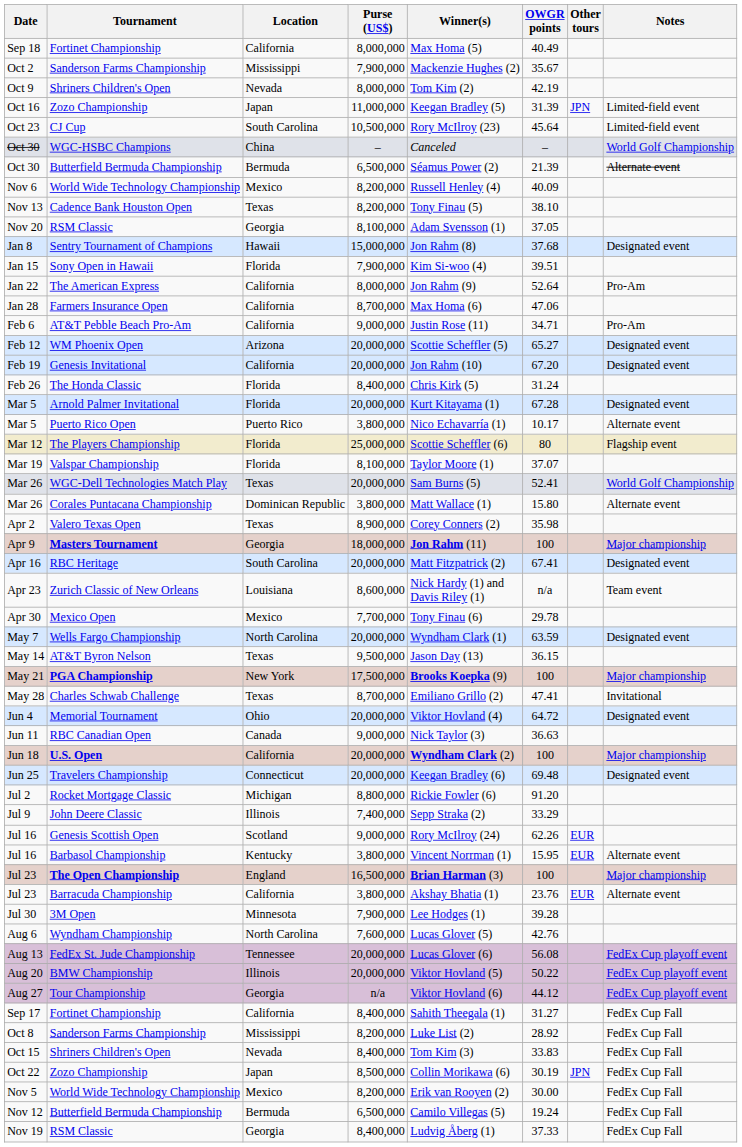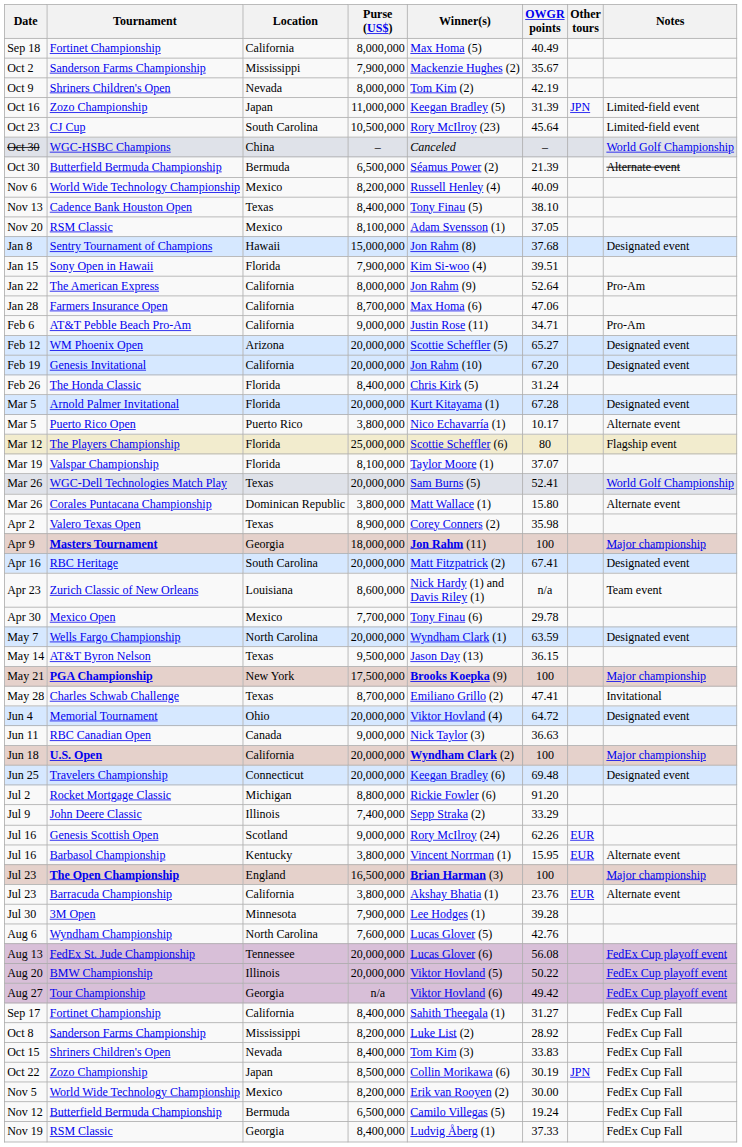(381, 207) 8,200,000 -> (381, 207) 8,400,000
(265, 226) Georgia -> (264, 226) Mexico
(545, 993) 44.12 -> (545, 993) 49.42
